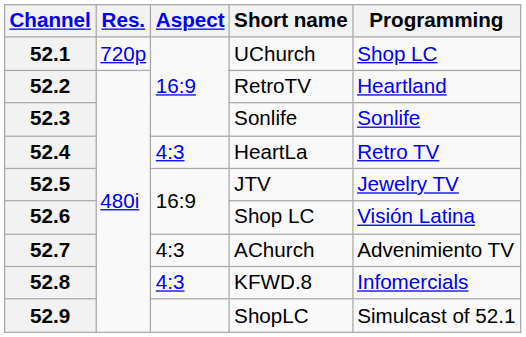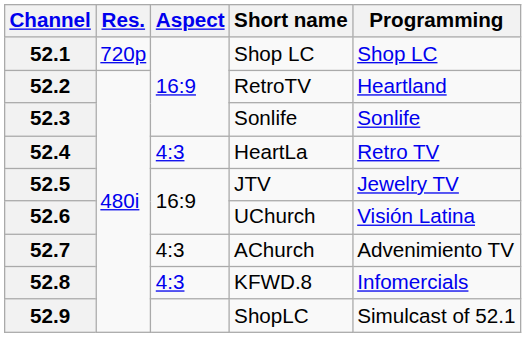(275, 53) UChurch -> (274, 53) Shop LC
(274, 217) Shop LC -> (275, 217) UChurch
